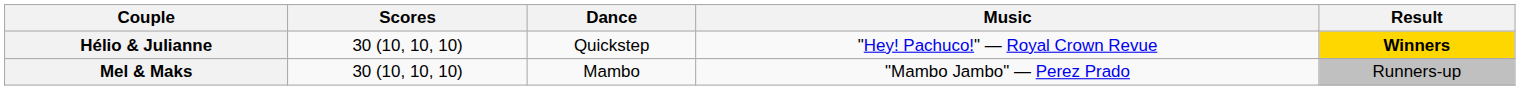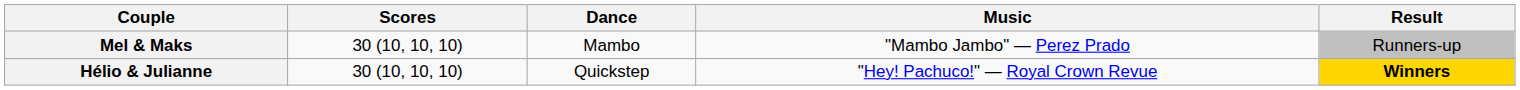rows swapped: (146, 71) <-> (146, 44)
